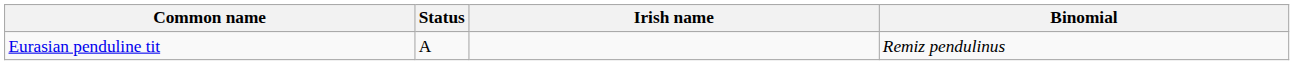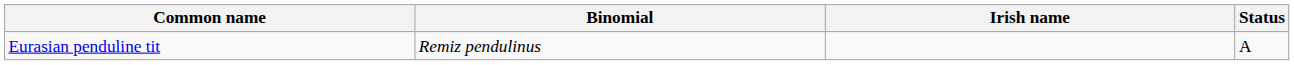columns swapped: (1084, 18) <-> (442, 18)
